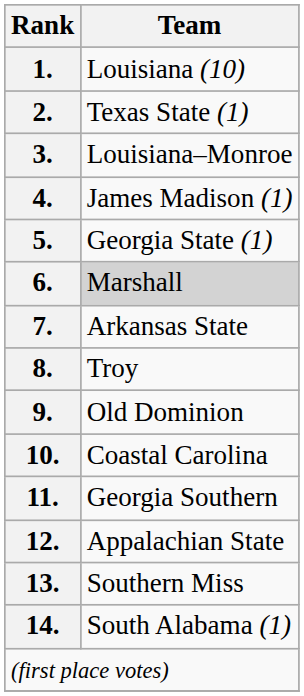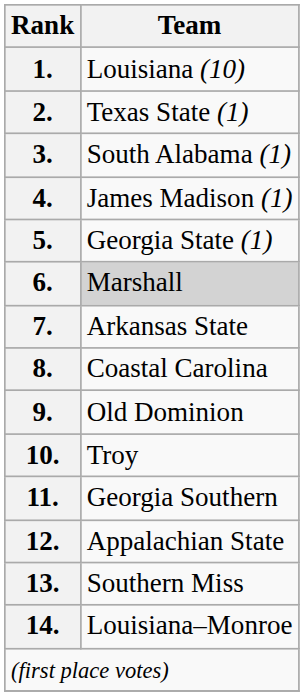(190, 154) Louisiana–Monroe -> (189, 154) South Alabama (1)
(112, 369) Troy -> (177, 369) Coastal Carolina
(177, 454) Coastal Carolina -> (112, 454) Troy
(189, 626) South Alabama (1) -> (190, 626) Louisiana–Monroe
